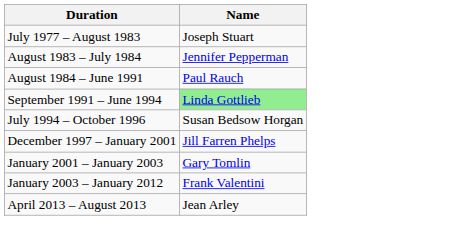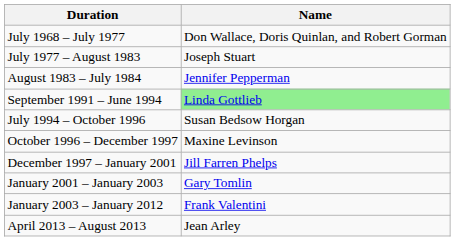+ row: (66, 36)
- row: (75, 78)
+ row: (93, 141)
